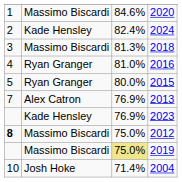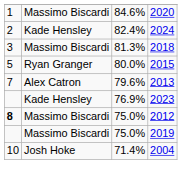- row: (162, 64)
(130, 99) 76.9% -> (130, 82) 79.6%
(130, 151) khaki background -> (130, 133) no background
